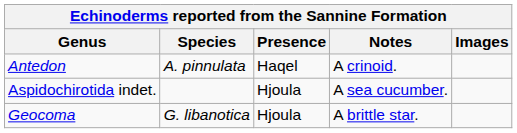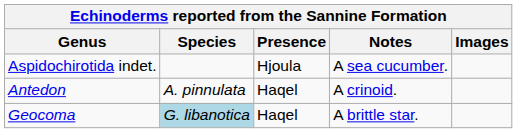rows swapped: (37, 66) <-> (82, 90)
(207, 115) no background -> (207, 115) lightblue background
(279, 115) Hjoula -> (277, 115) Haqel
